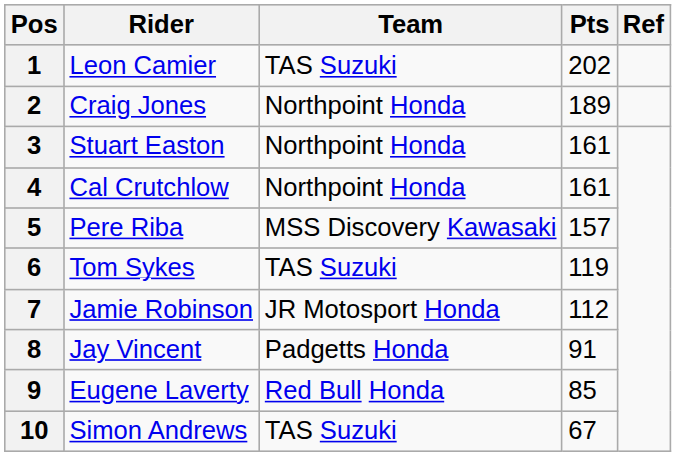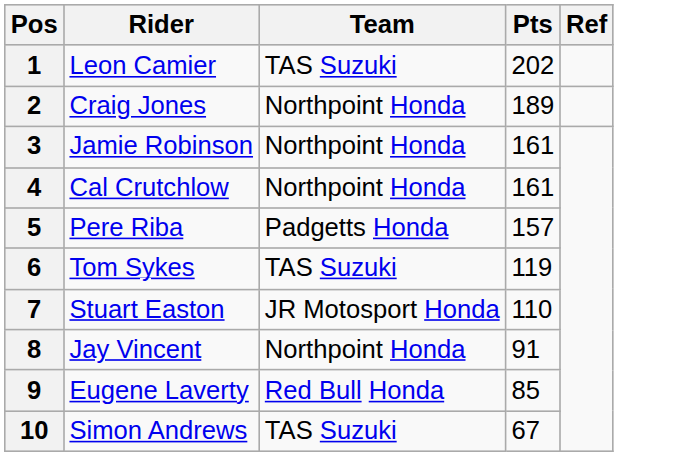(147, 146) Stuart Easton -> (161, 146) Jamie Robinson
(411, 227) MSS Discovery Kawasaki -> (357, 227) Padgetts Honda
(161, 308) Jamie Robinson -> (147, 308) Stuart Easton
(589, 308) 112 -> (532, 308) 110
(357, 349) Padgetts Honda -> (365, 349) Northpoint Honda
